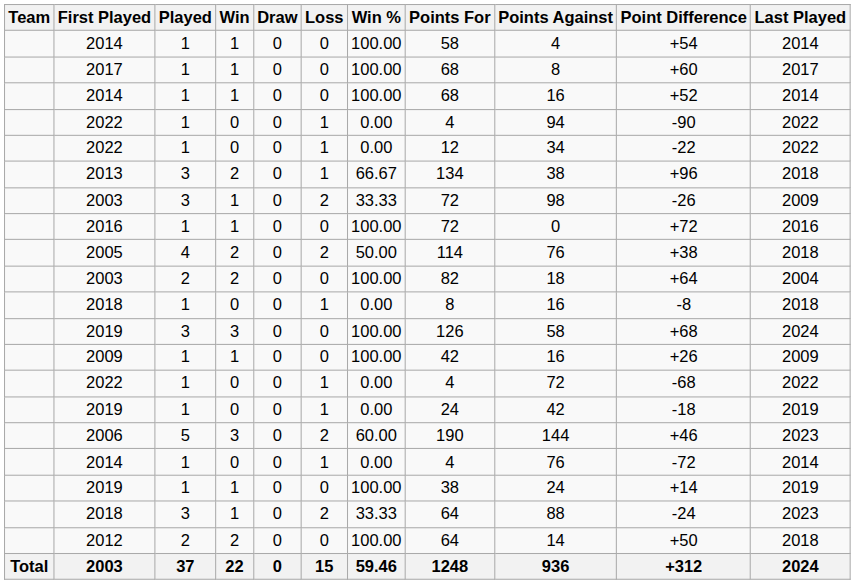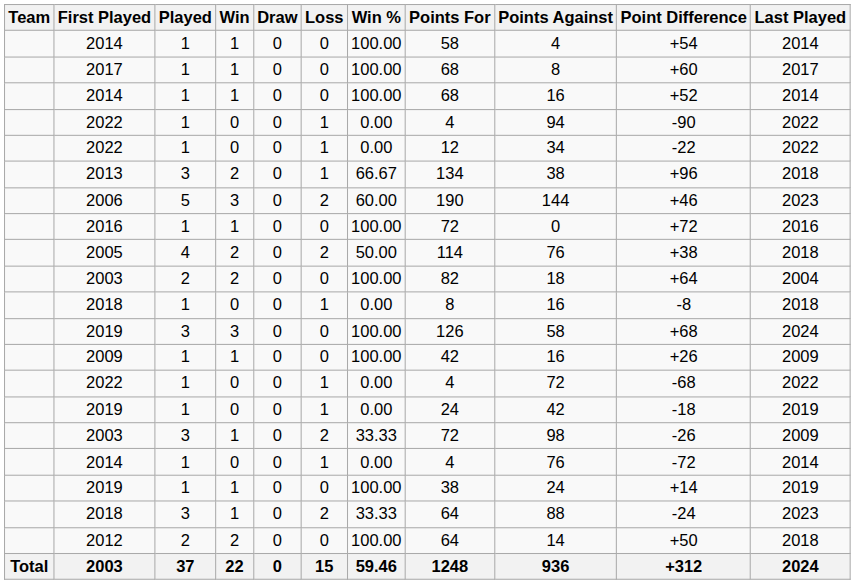rows swapped: (104, 200) <-> (104, 435)
